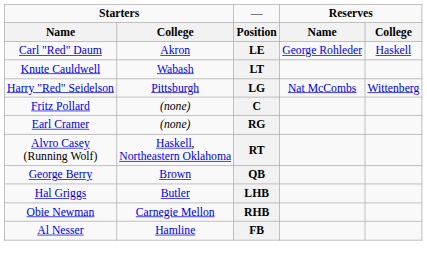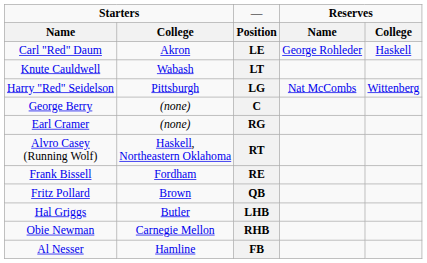(60, 106) Fritz Pollard -> (60, 106) George Berry
+ row: (257, 175)
(60, 175) George Berry -> (60, 193) Fritz Pollard
